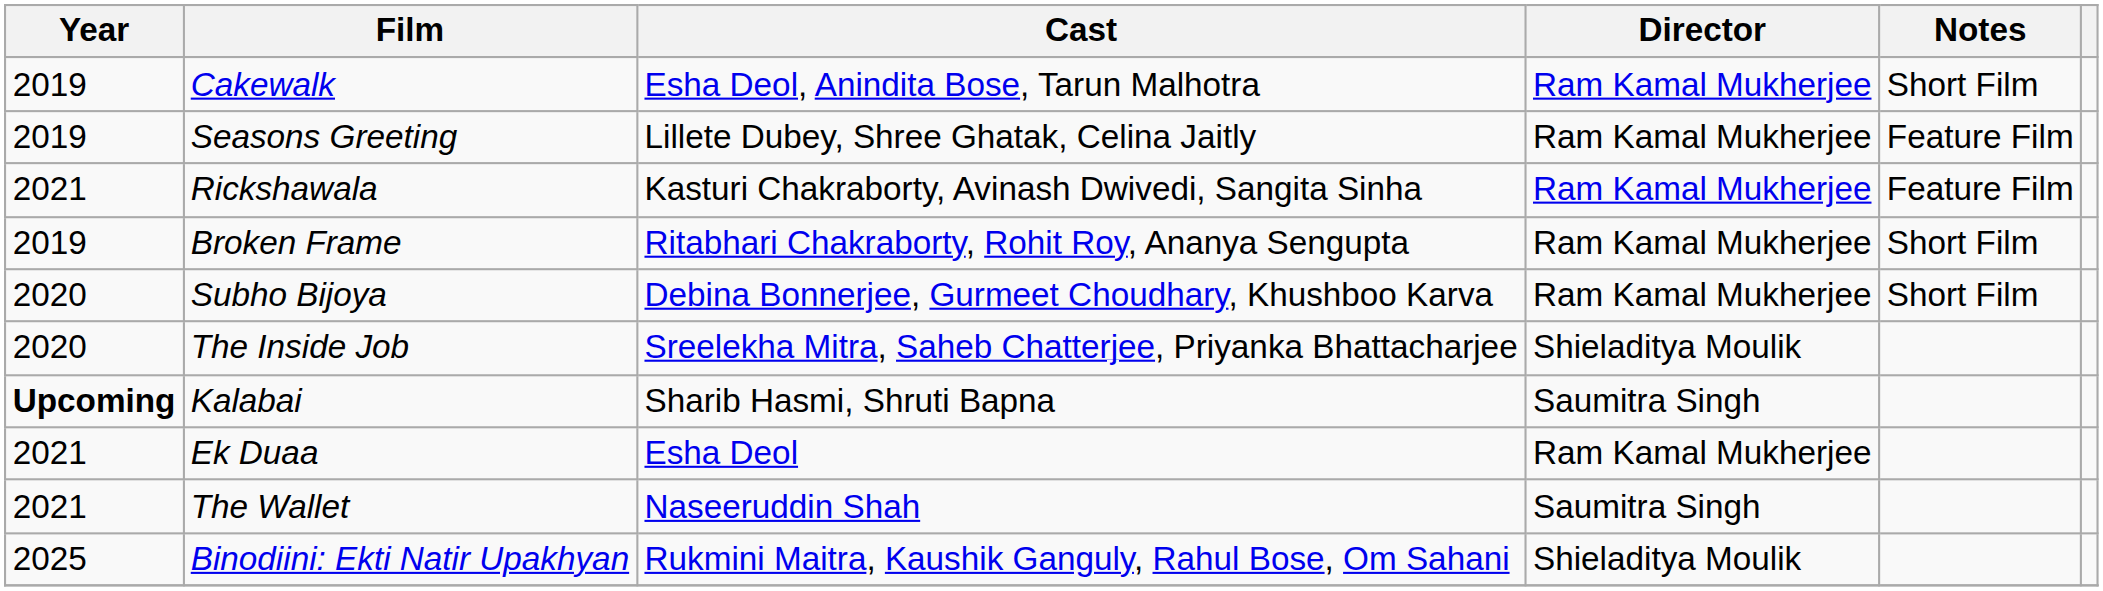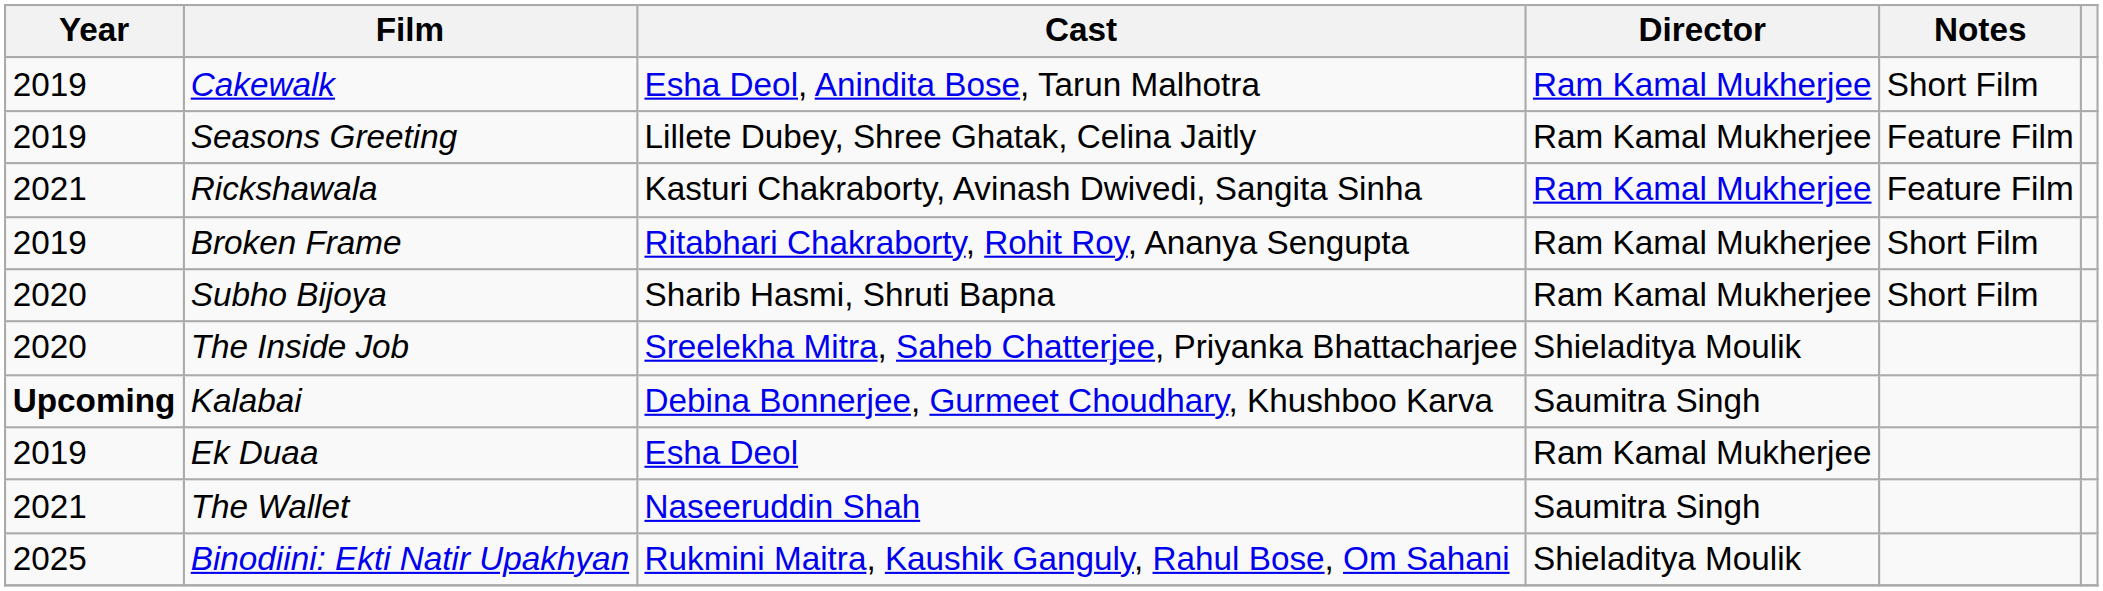(1069, 294) Debina Bonnerjee, Gurmeet Choudhary, Khushboo Karva -> (850, 294) Sharib Hasmi, Shruti Bapna
(850, 400) Sharib Hasmi, Shruti Bapna -> (1069, 400) Debina Bonnerjee, Gurmeet Choudhary, Khushboo Karva
(50, 453) 2021 -> (50, 453) 2019
